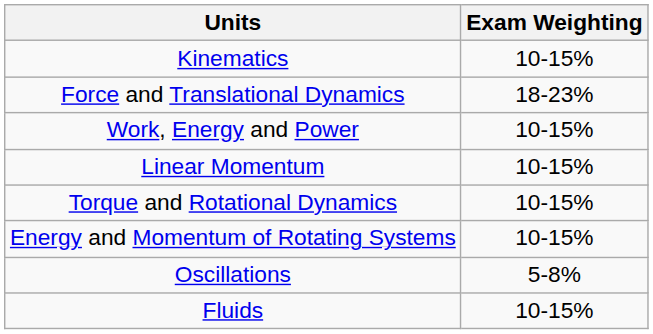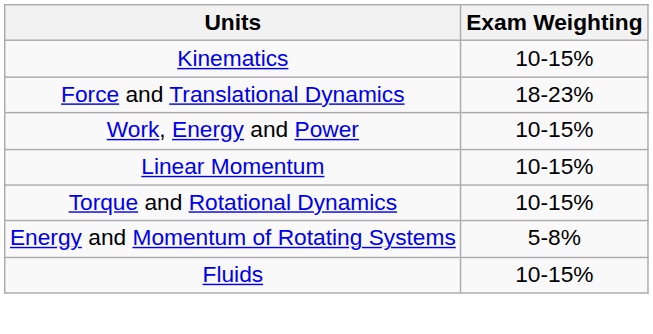(554, 238) 10-15% -> (554, 238) 5-8%
- row: (233, 274)
